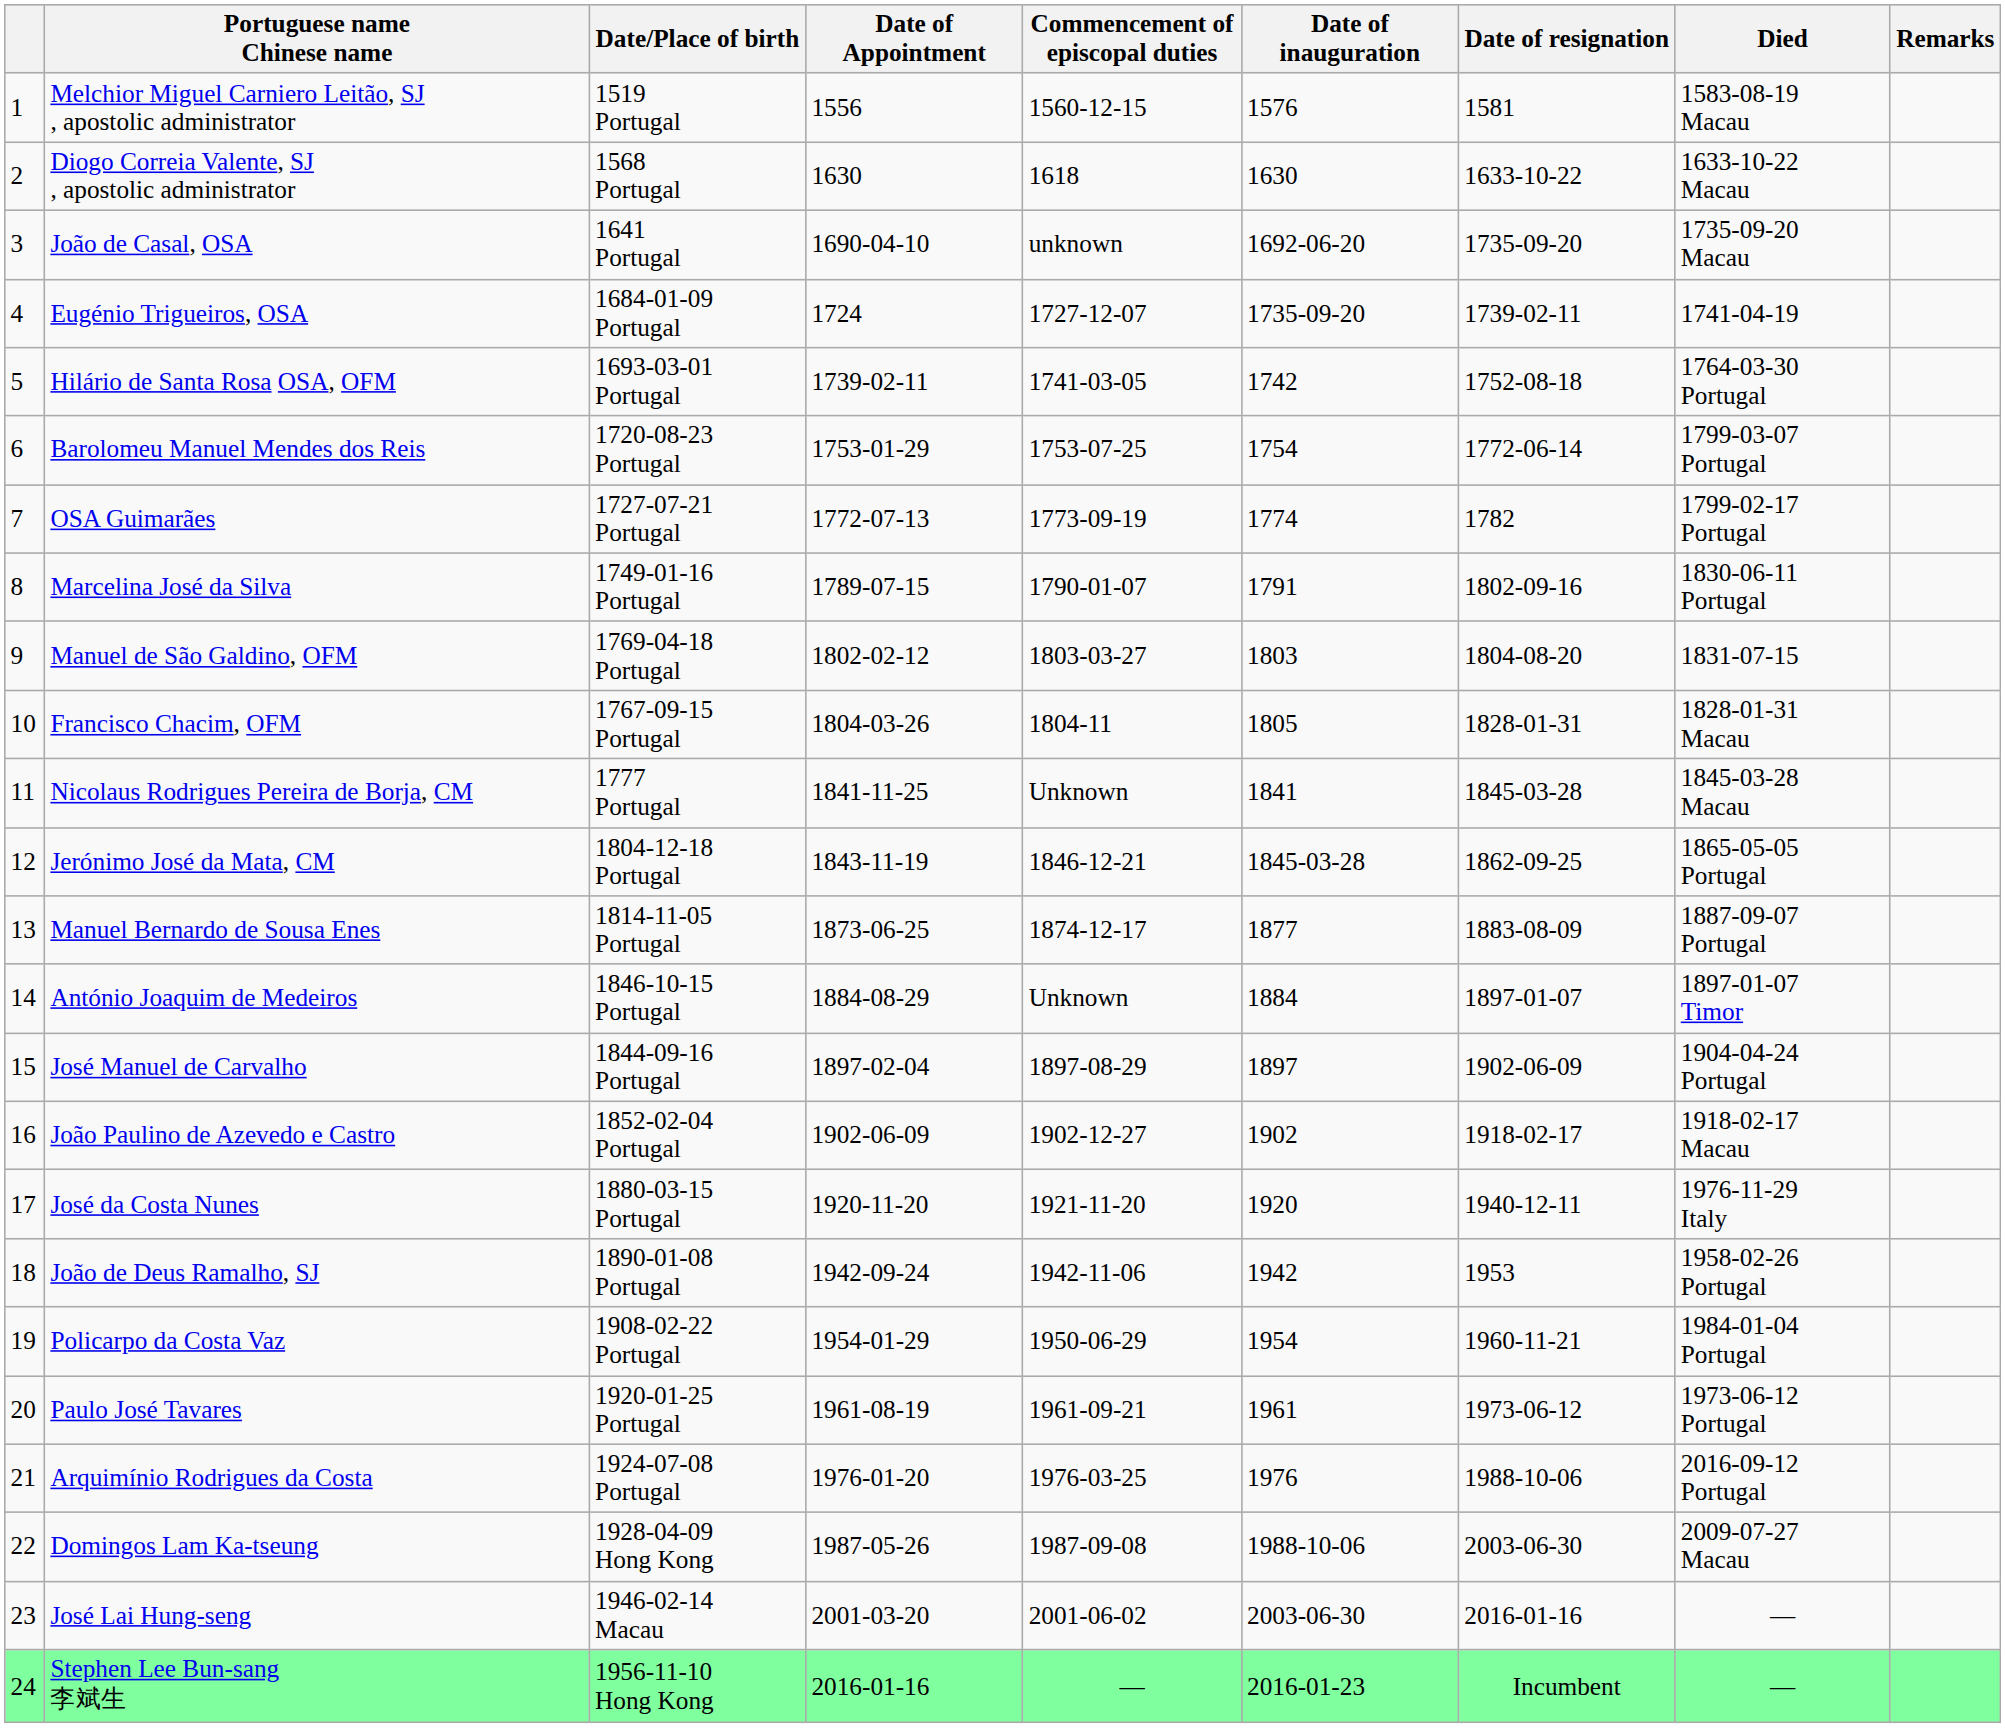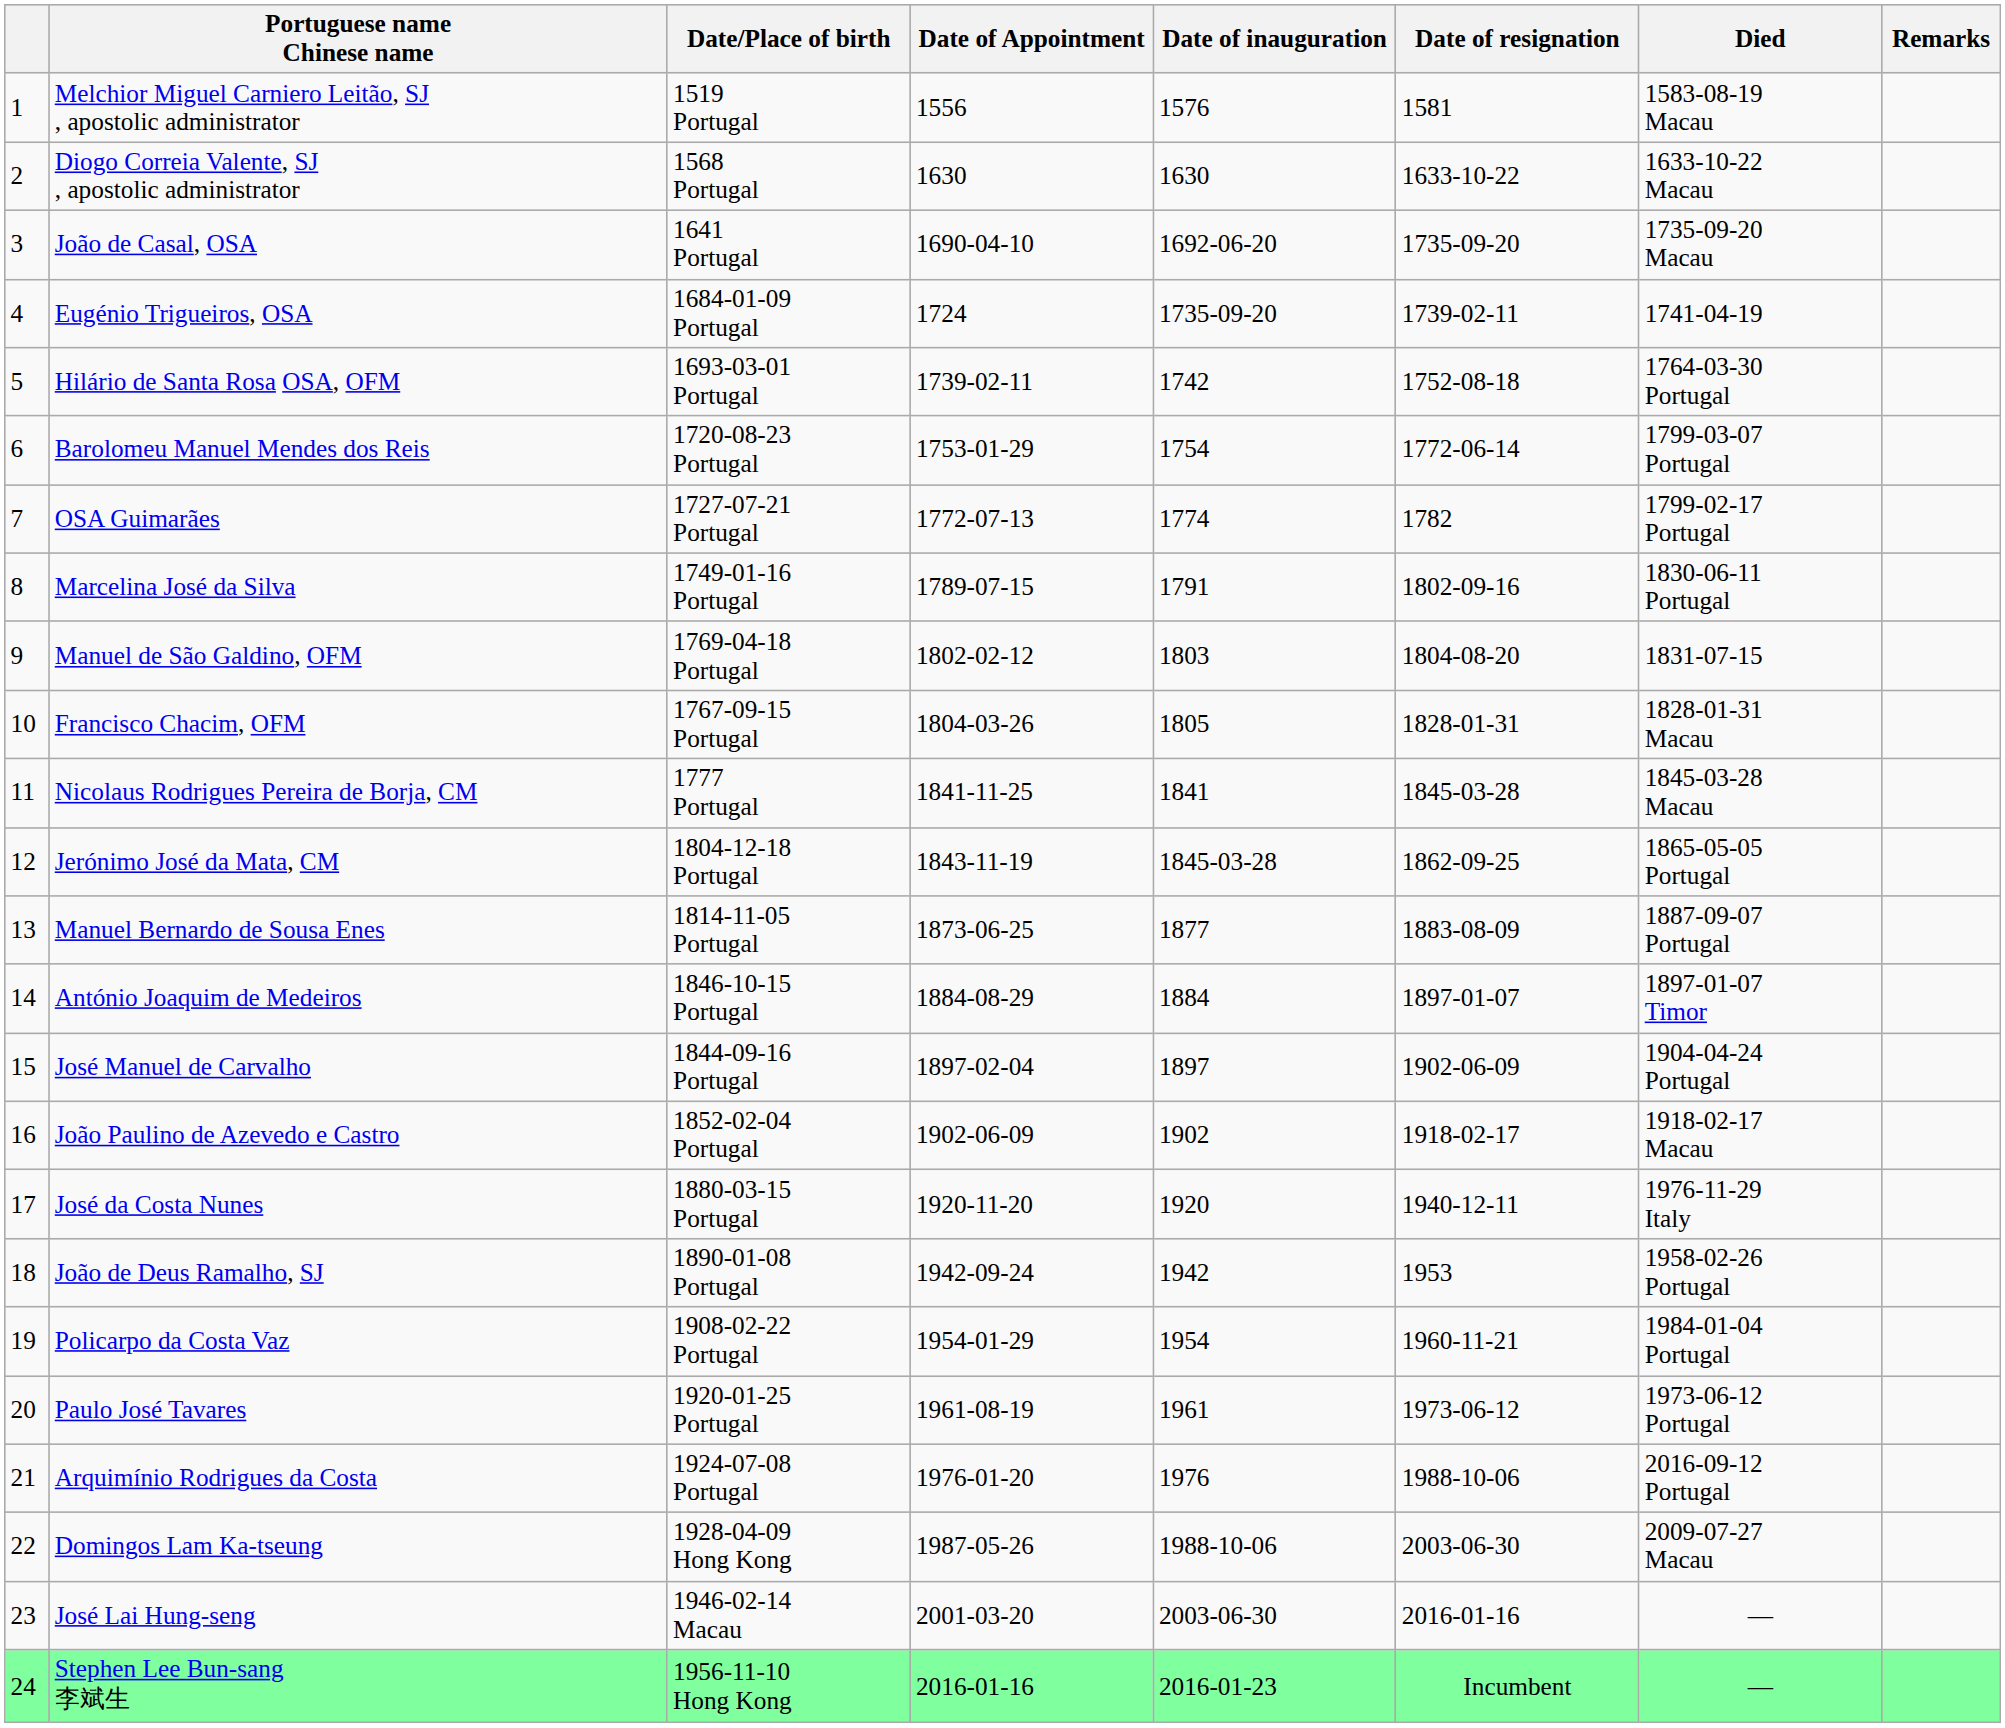- column: (1132, 38)
